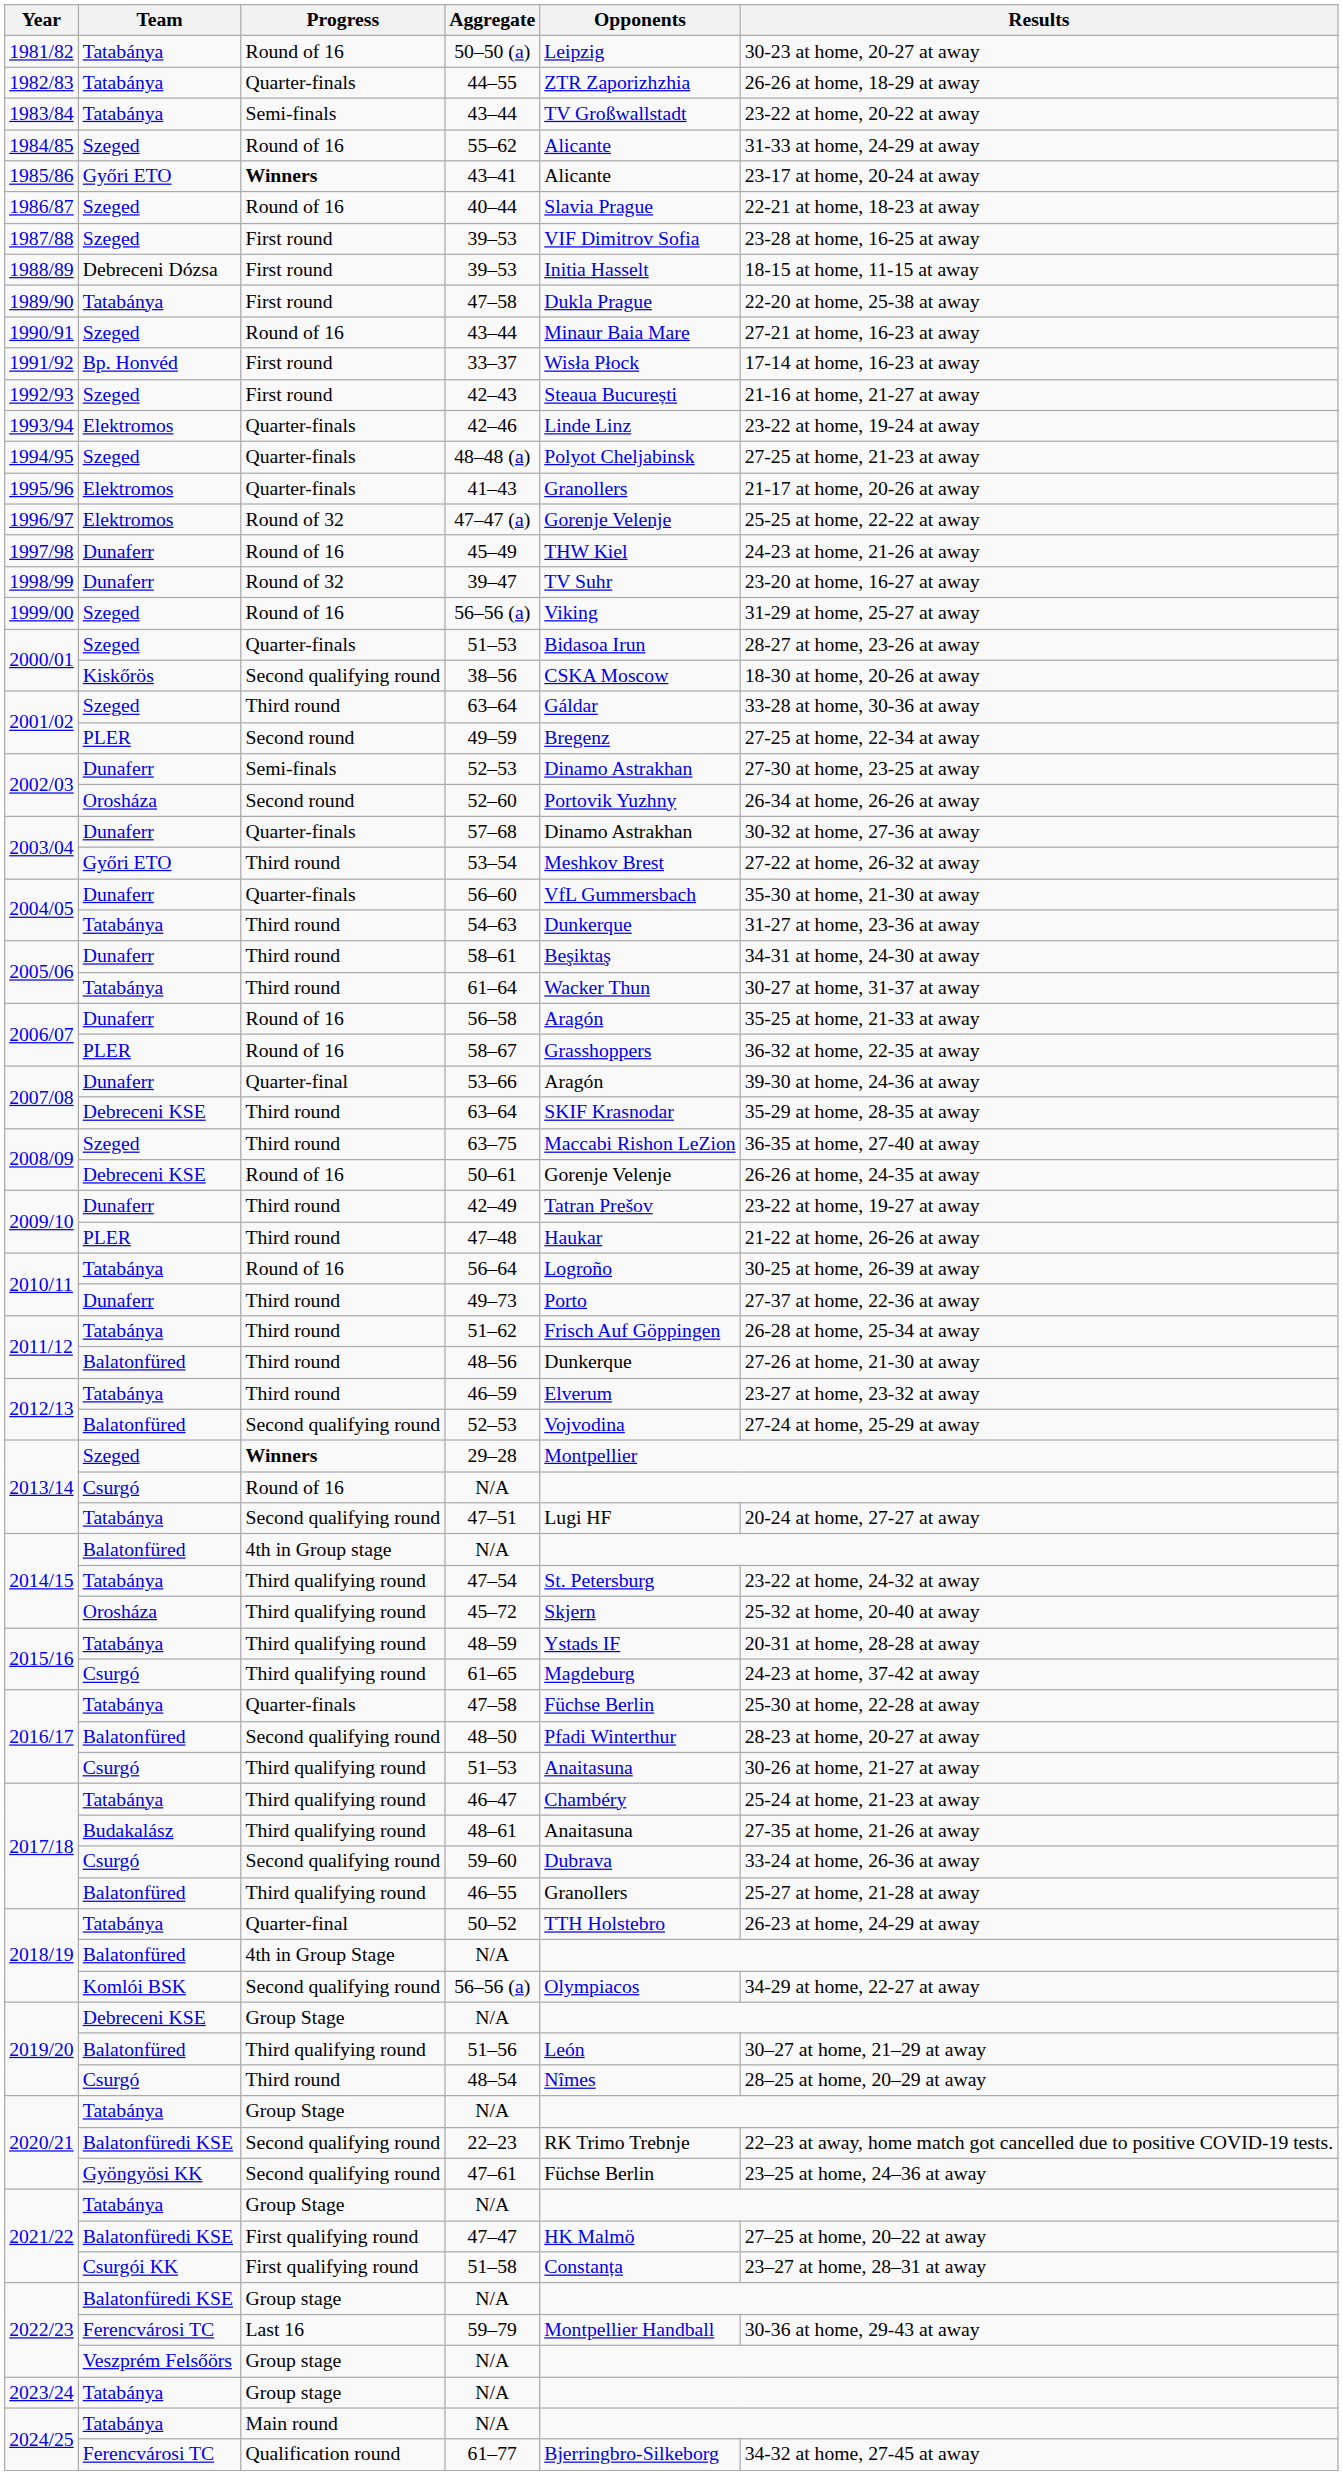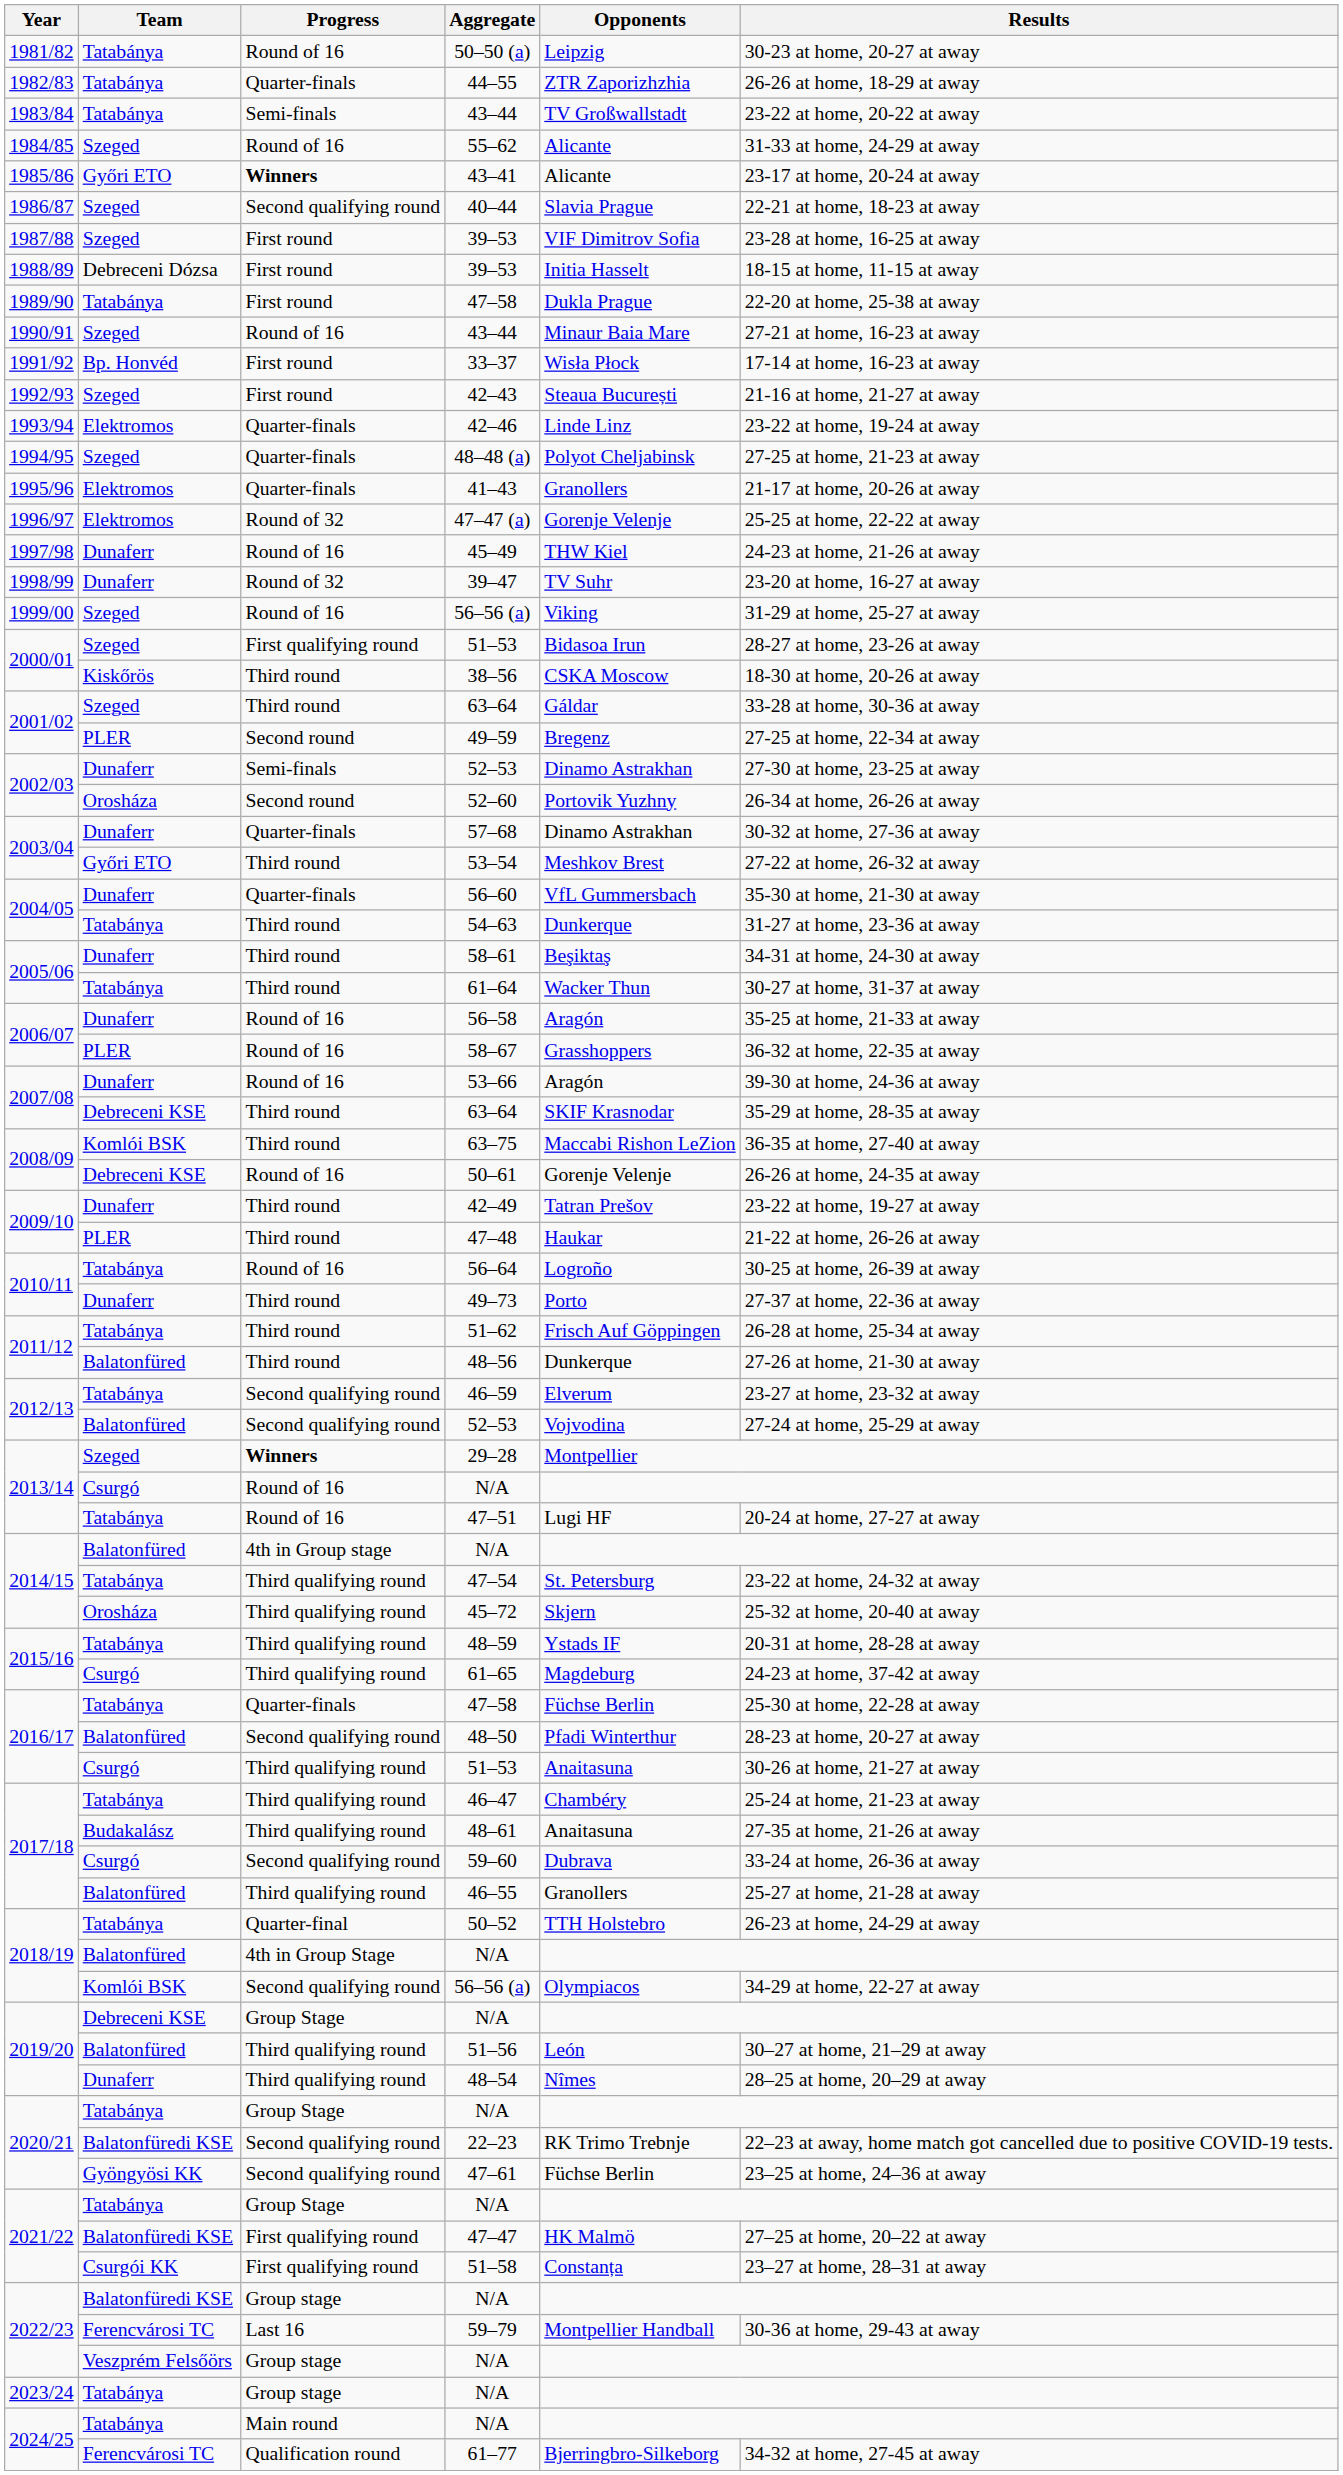(295, 207) Round of 16 -> (343, 207) Second qualifying round
(301, 644) Quarter-finals -> (332, 644) First qualifying round
(343, 675) Second qualifying round -> (293, 675) Third round
(297, 1081) Quarter-final -> (295, 1081) Round of 16
(111, 1143) Szeged -> (134, 1143) Komlói BSK
(293, 1393) Third round -> (343, 1393) Second qualifying round
(343, 1518) Second qualifying round -> (295, 1518) Round of 16
(111, 2080) Csurgó -> (118, 2080) Dunaferr
(293, 2080) Third round -> (336, 2080) Third qualifying round
